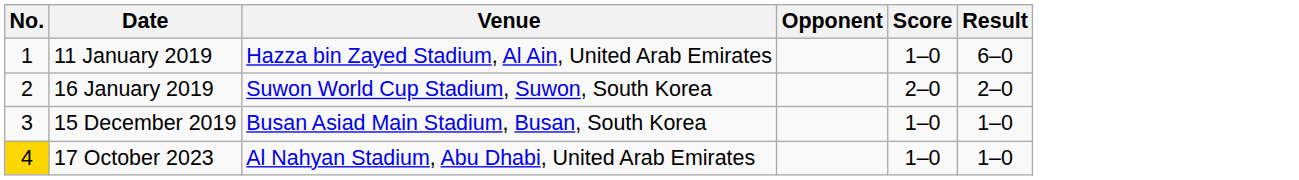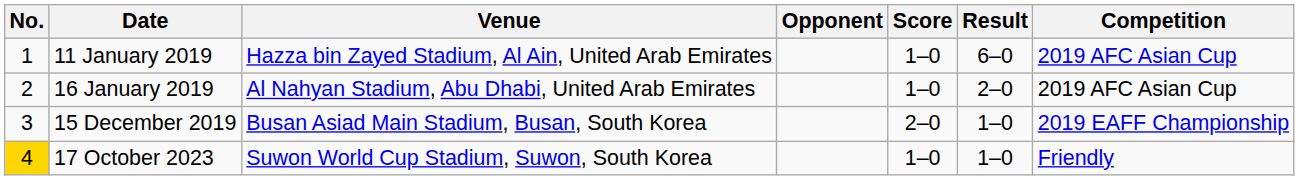+ column: (1163, 21)
(479, 89) Suwon World Cup Stadium, Suwon, South Korea -> (501, 89) Al Nahyan Stadium, Abu Dhabi, United Arab Emirates
(923, 89) 2–0 -> (923, 89) 1–0
(923, 123) 1–0 -> (923, 123) 2–0
(501, 157) Al Nahyan Stadium, Abu Dhabi, United Arab Emirates -> (479, 157) Suwon World Cup Stadium, Suwon, South Korea
